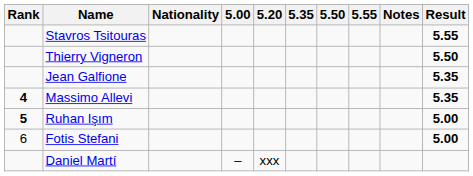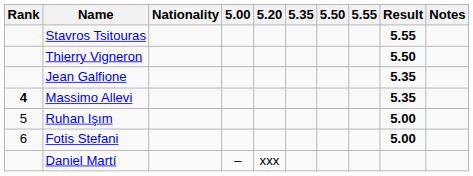columns swapped: (446, 14) <-> (401, 14)
(23, 118) bold -> (23, 118) normal
